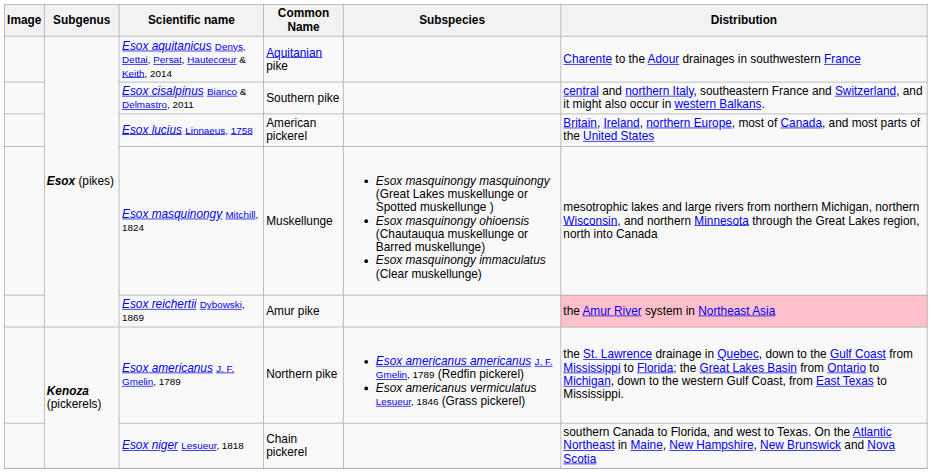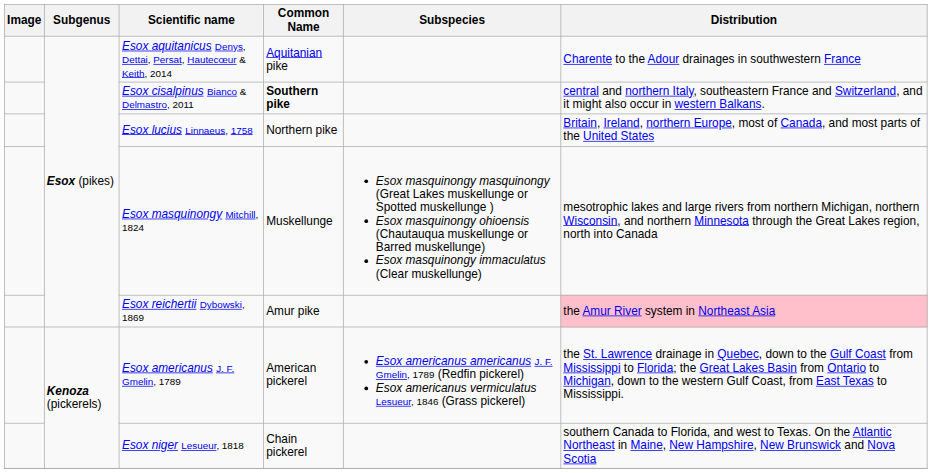(303, 98) normal -> (292, 98) bold
(291, 130) American pickerel -> (302, 130) Northern pike
(302, 375) Northern pike -> (291, 375) American pickerel
